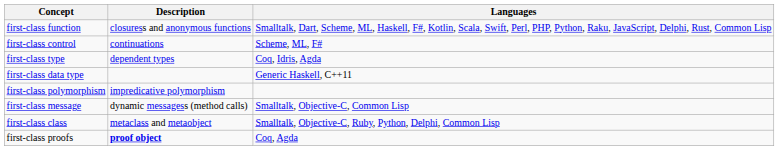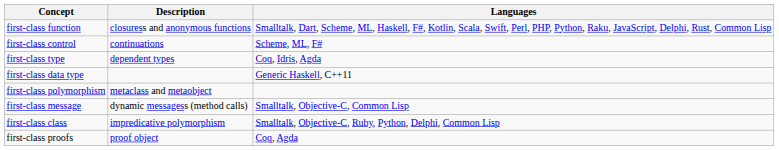(168, 91) impredicative polymorphism -> (161, 91) metaclass and metaobject
(161, 122) metaclass and metaobject -> (168, 122) impredicative polymorphism
(136, 138) bold -> (134, 138) normal
